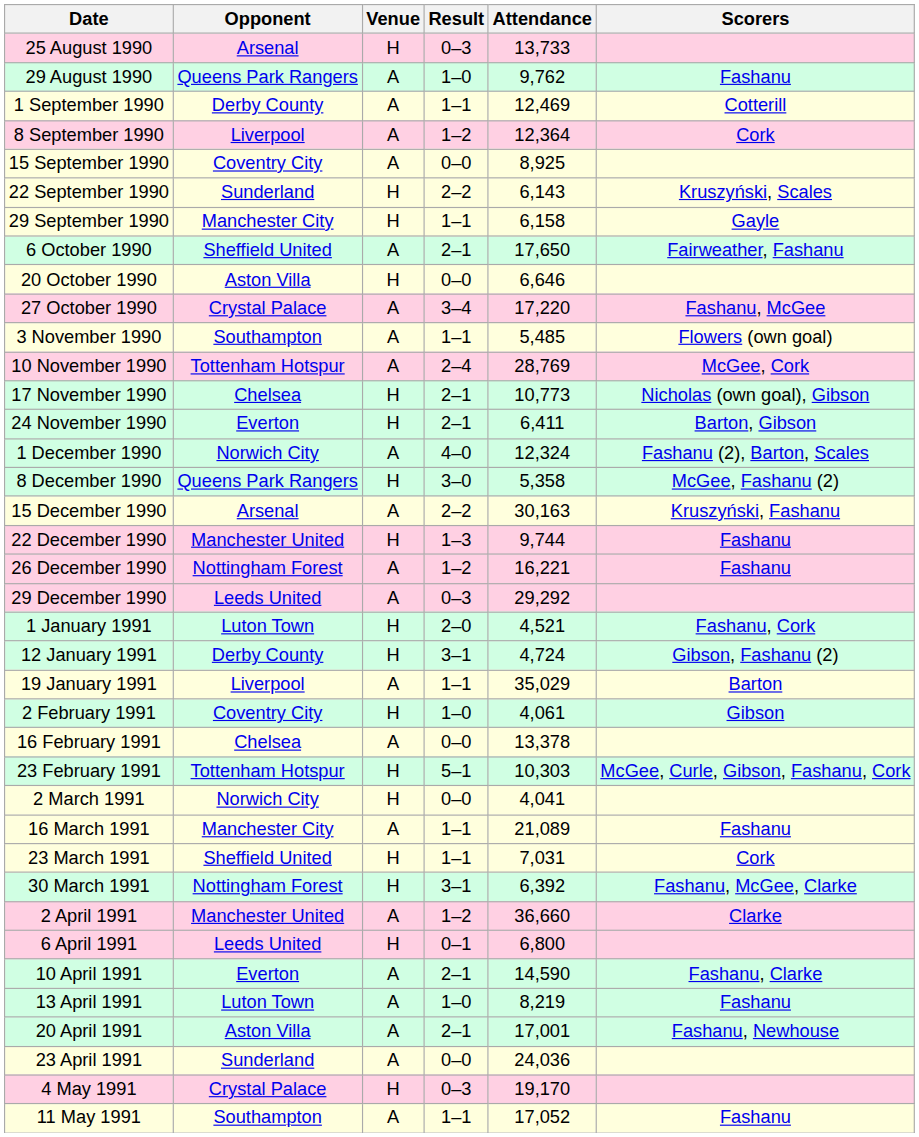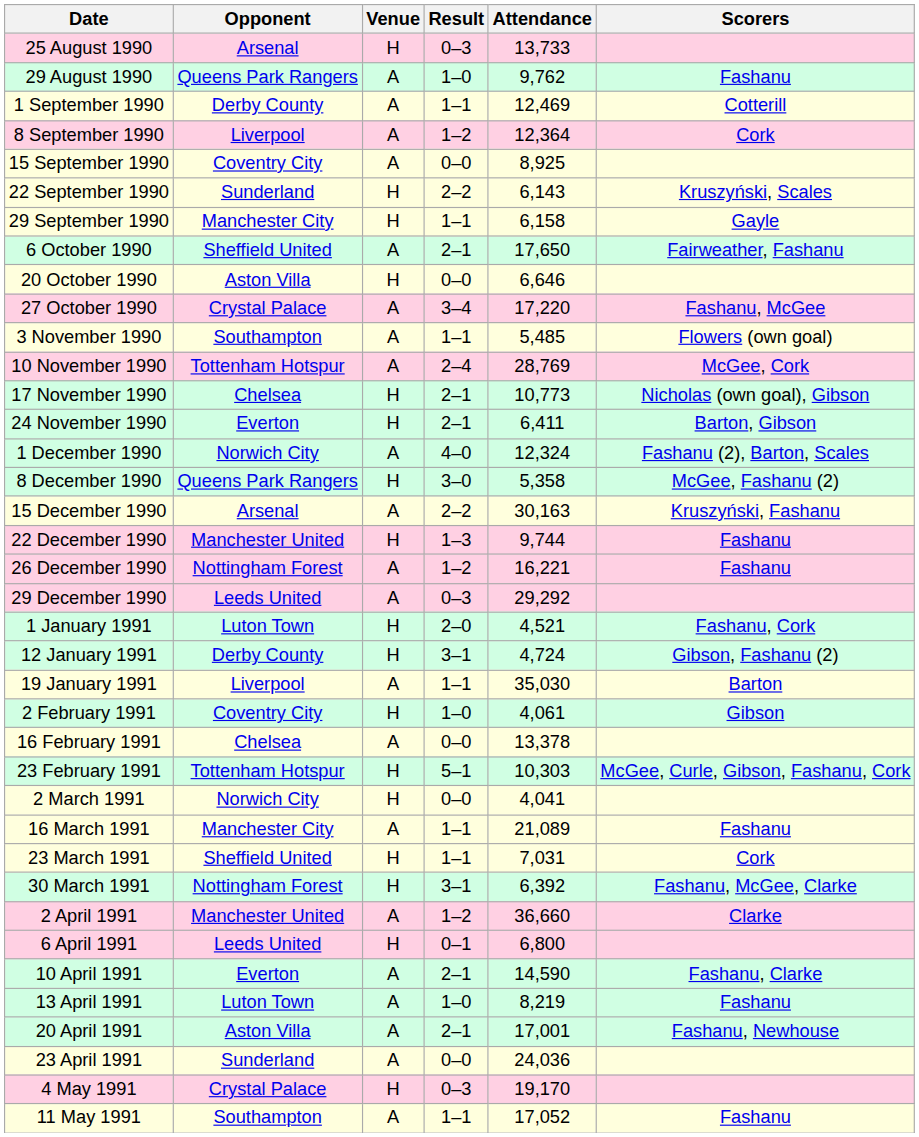(542, 684) 35,029 -> (542, 684) 35,030
